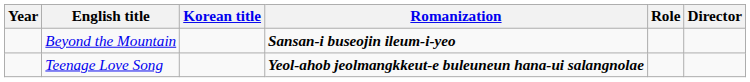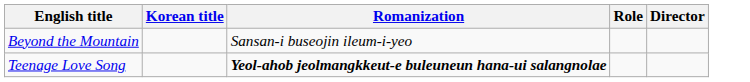- column: (23, 16)
(362, 40) bold -> (321, 40) normal
